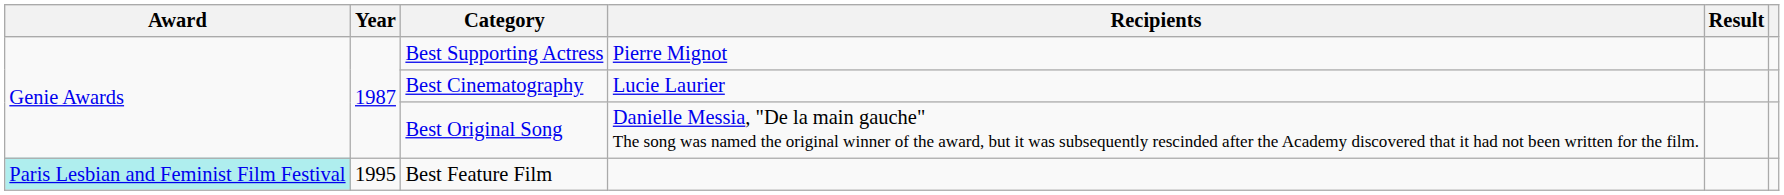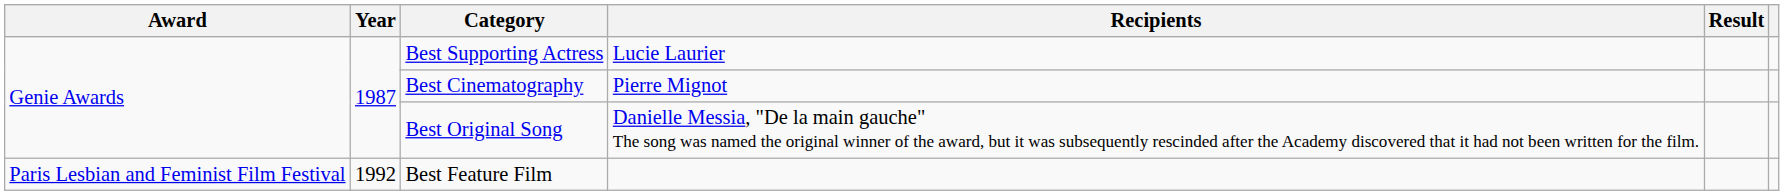(670, 53) Pierre Mignot -> (669, 53) Lucie Laurier
(669, 85) Lucie Laurier -> (670, 85) Pierre Mignot
(177, 173) paleturquoise background -> (177, 173) no background
(375, 173) 1995 -> (375, 173) 1992
